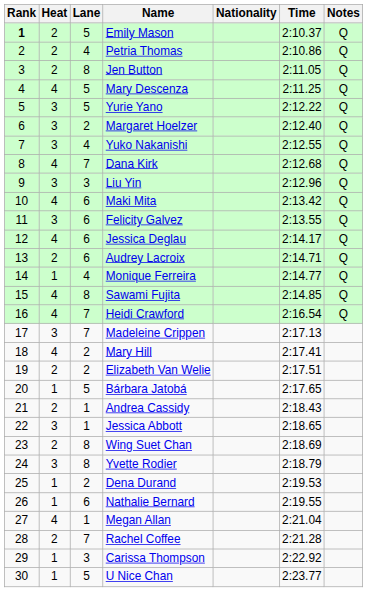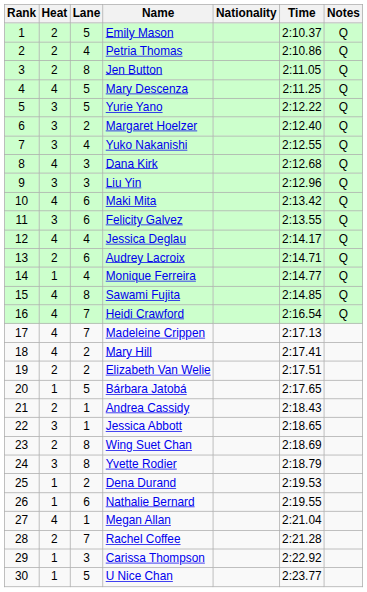(22, 32) bold -> (22, 32) normal
(86, 164) 7 -> (86, 164) 3
(86, 239) 6 -> (86, 239) 4
(54, 333) 3 -> (54, 333) 4
